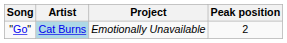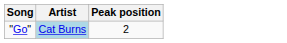- column: (148, 13)
